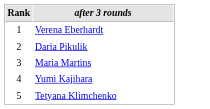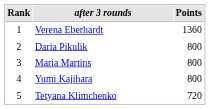+ column: (189, 13)
